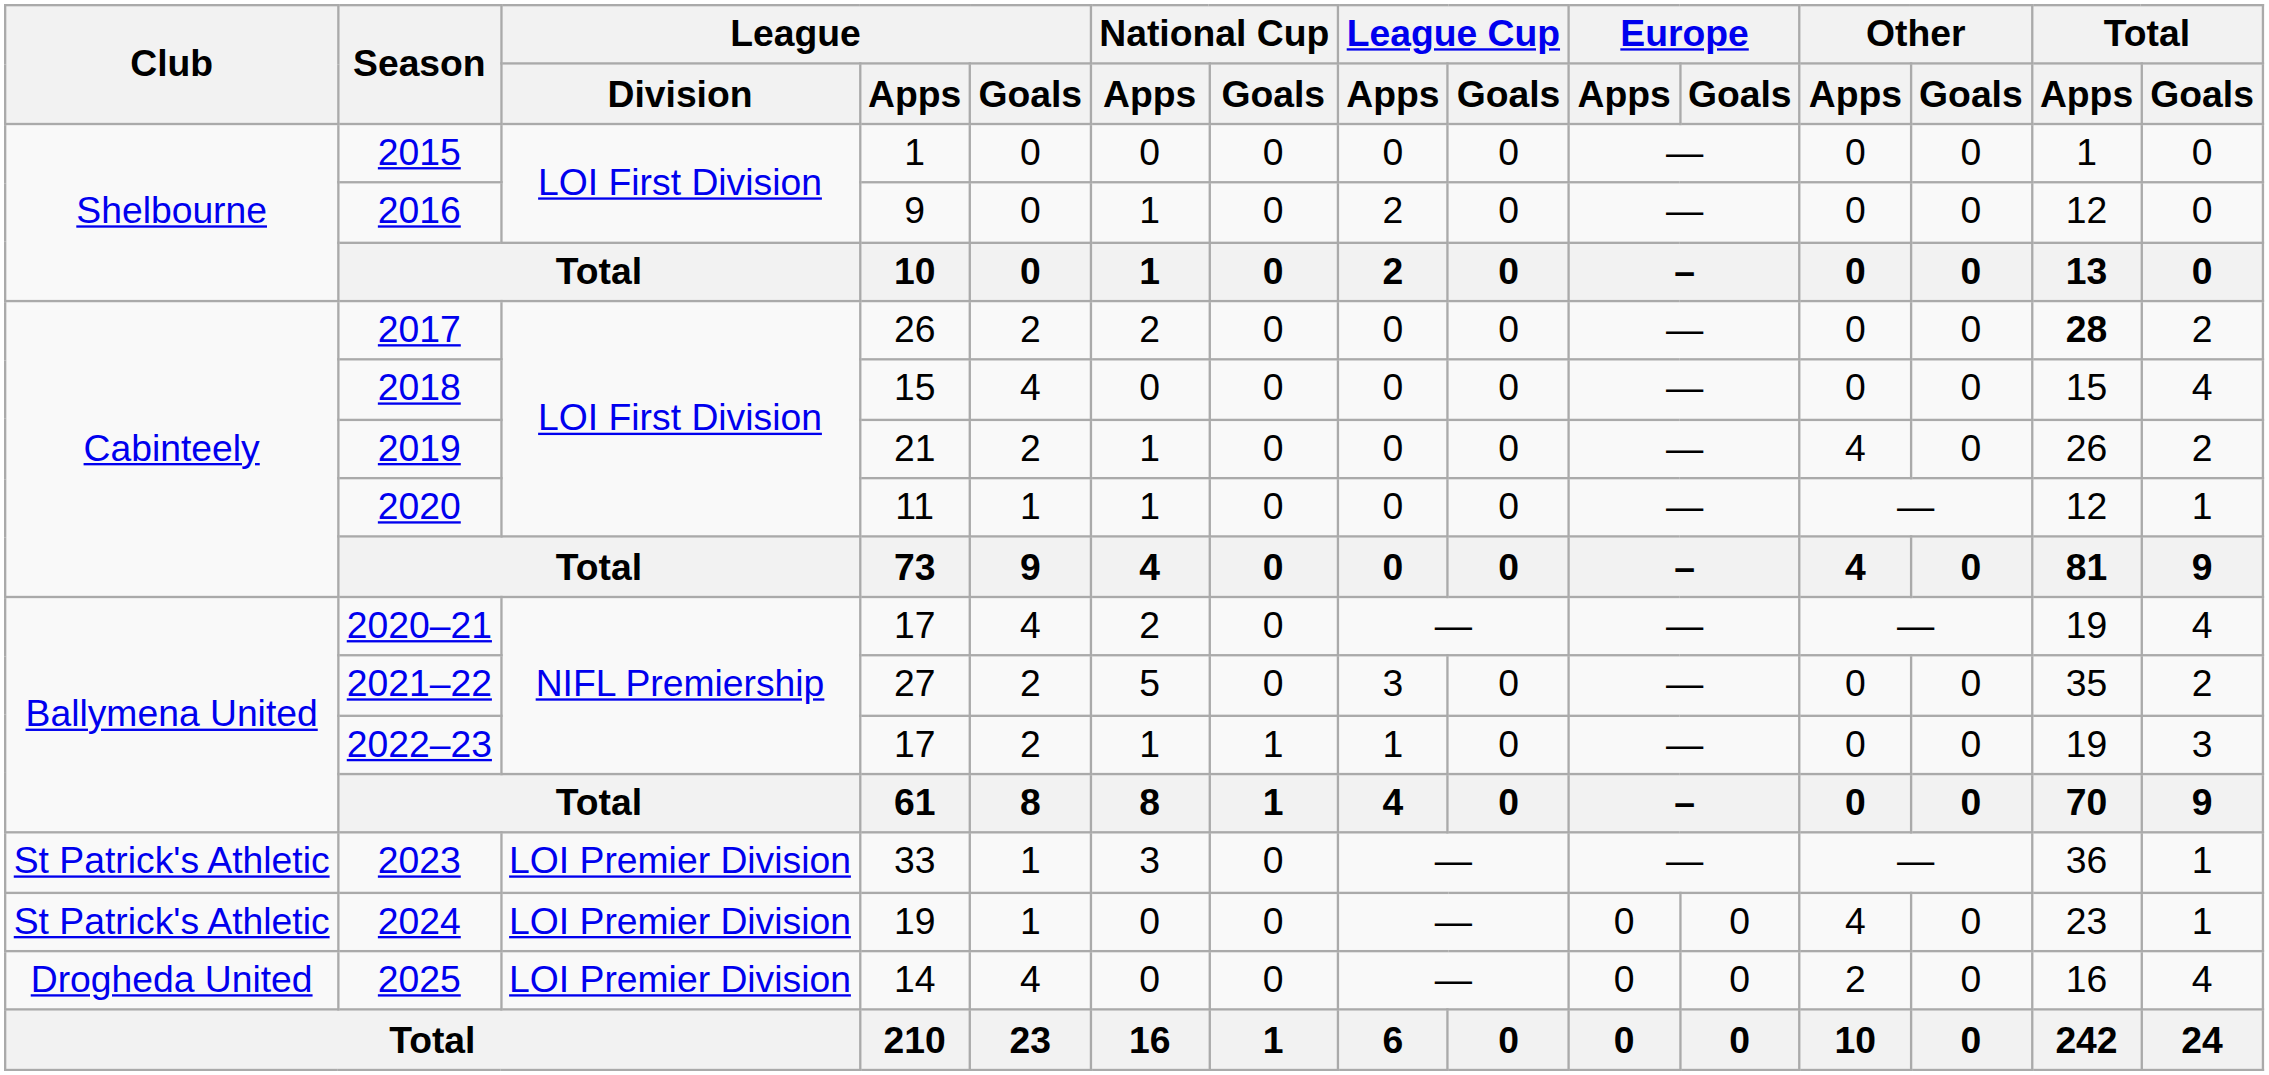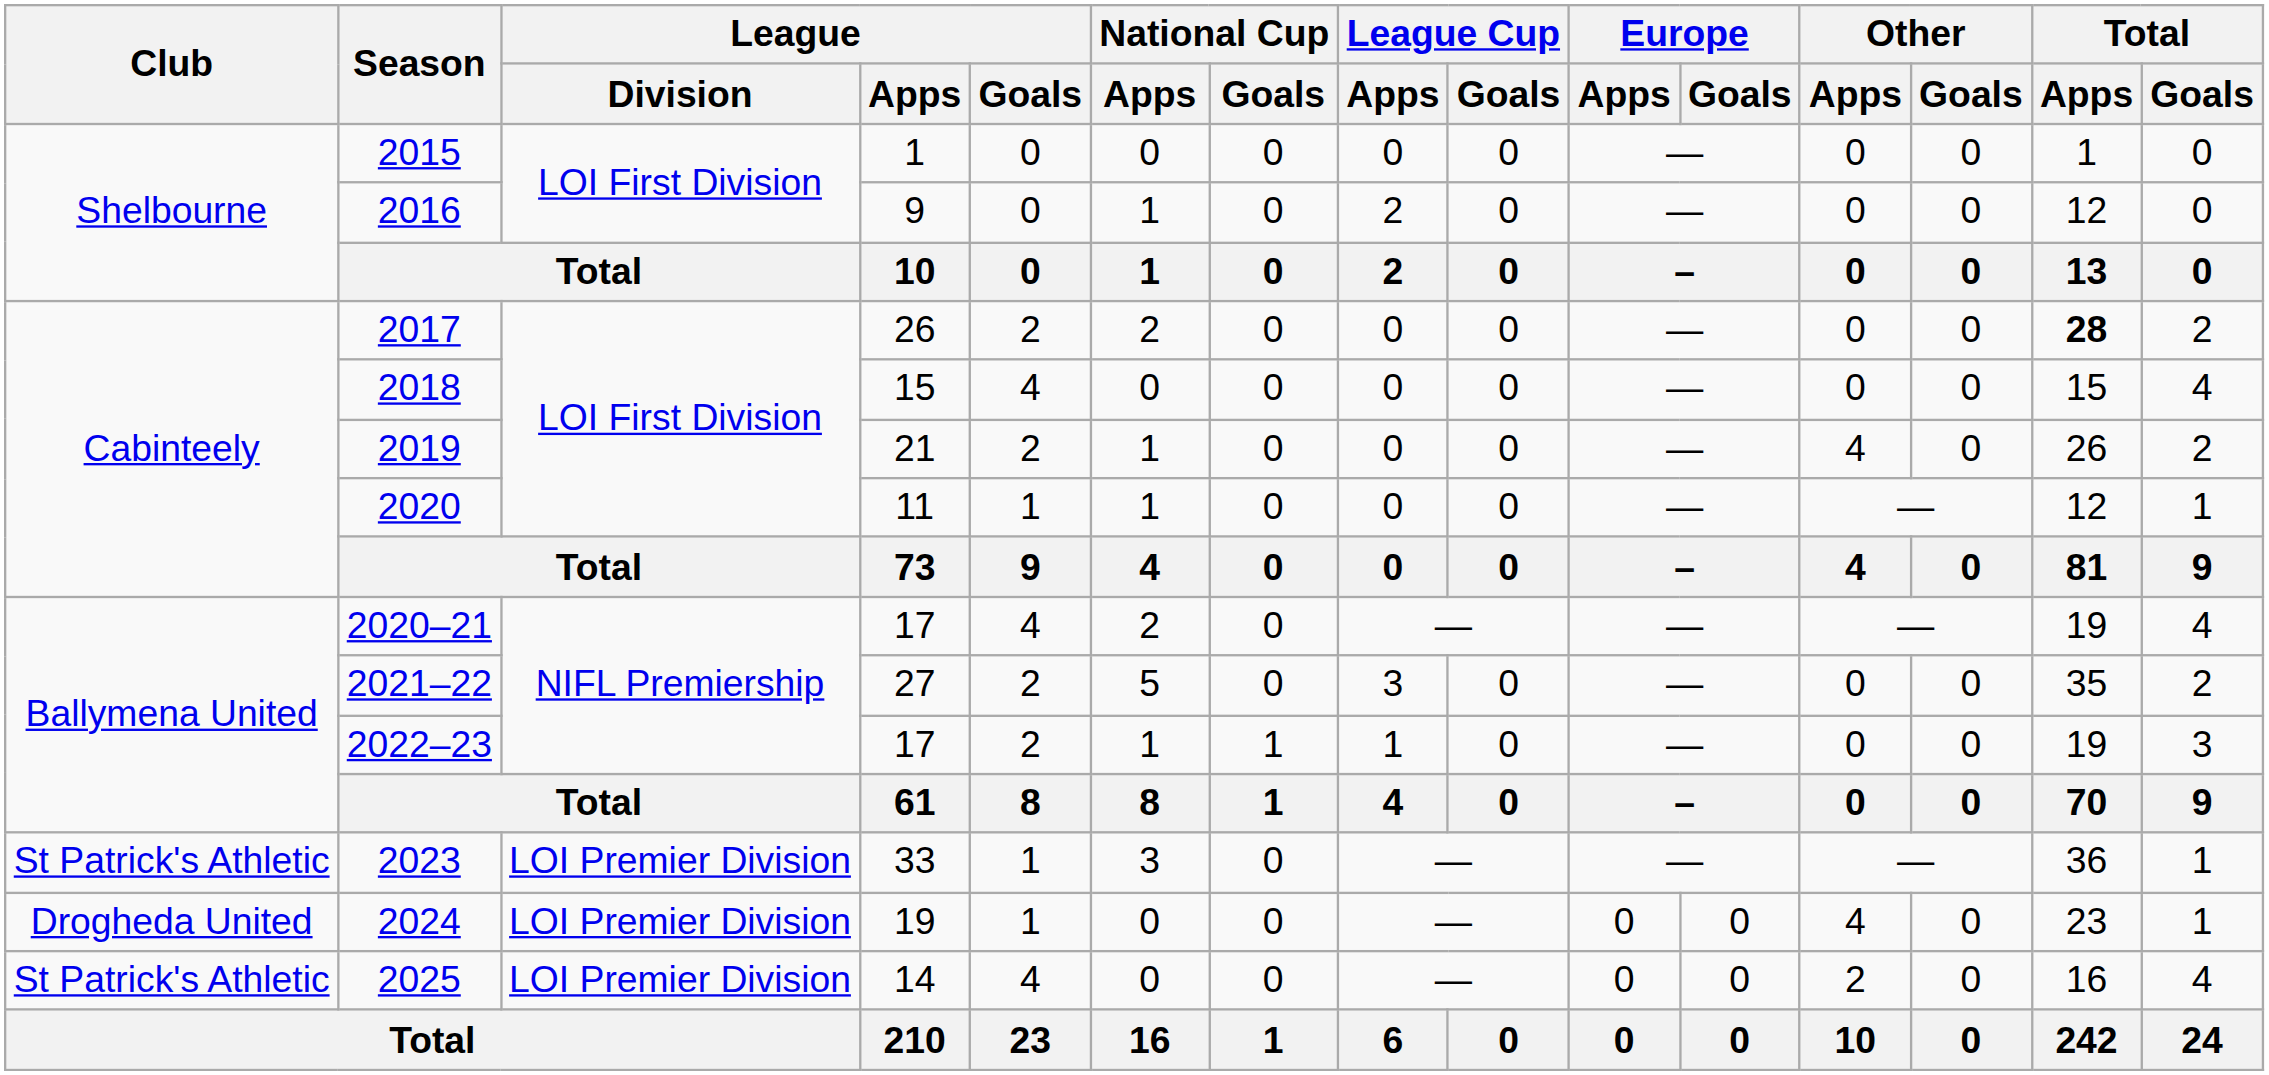(172, 920) St Patrick's Athletic -> (172, 920) Drogheda United
(172, 980) Drogheda United -> (172, 980) St Patrick's Athletic
